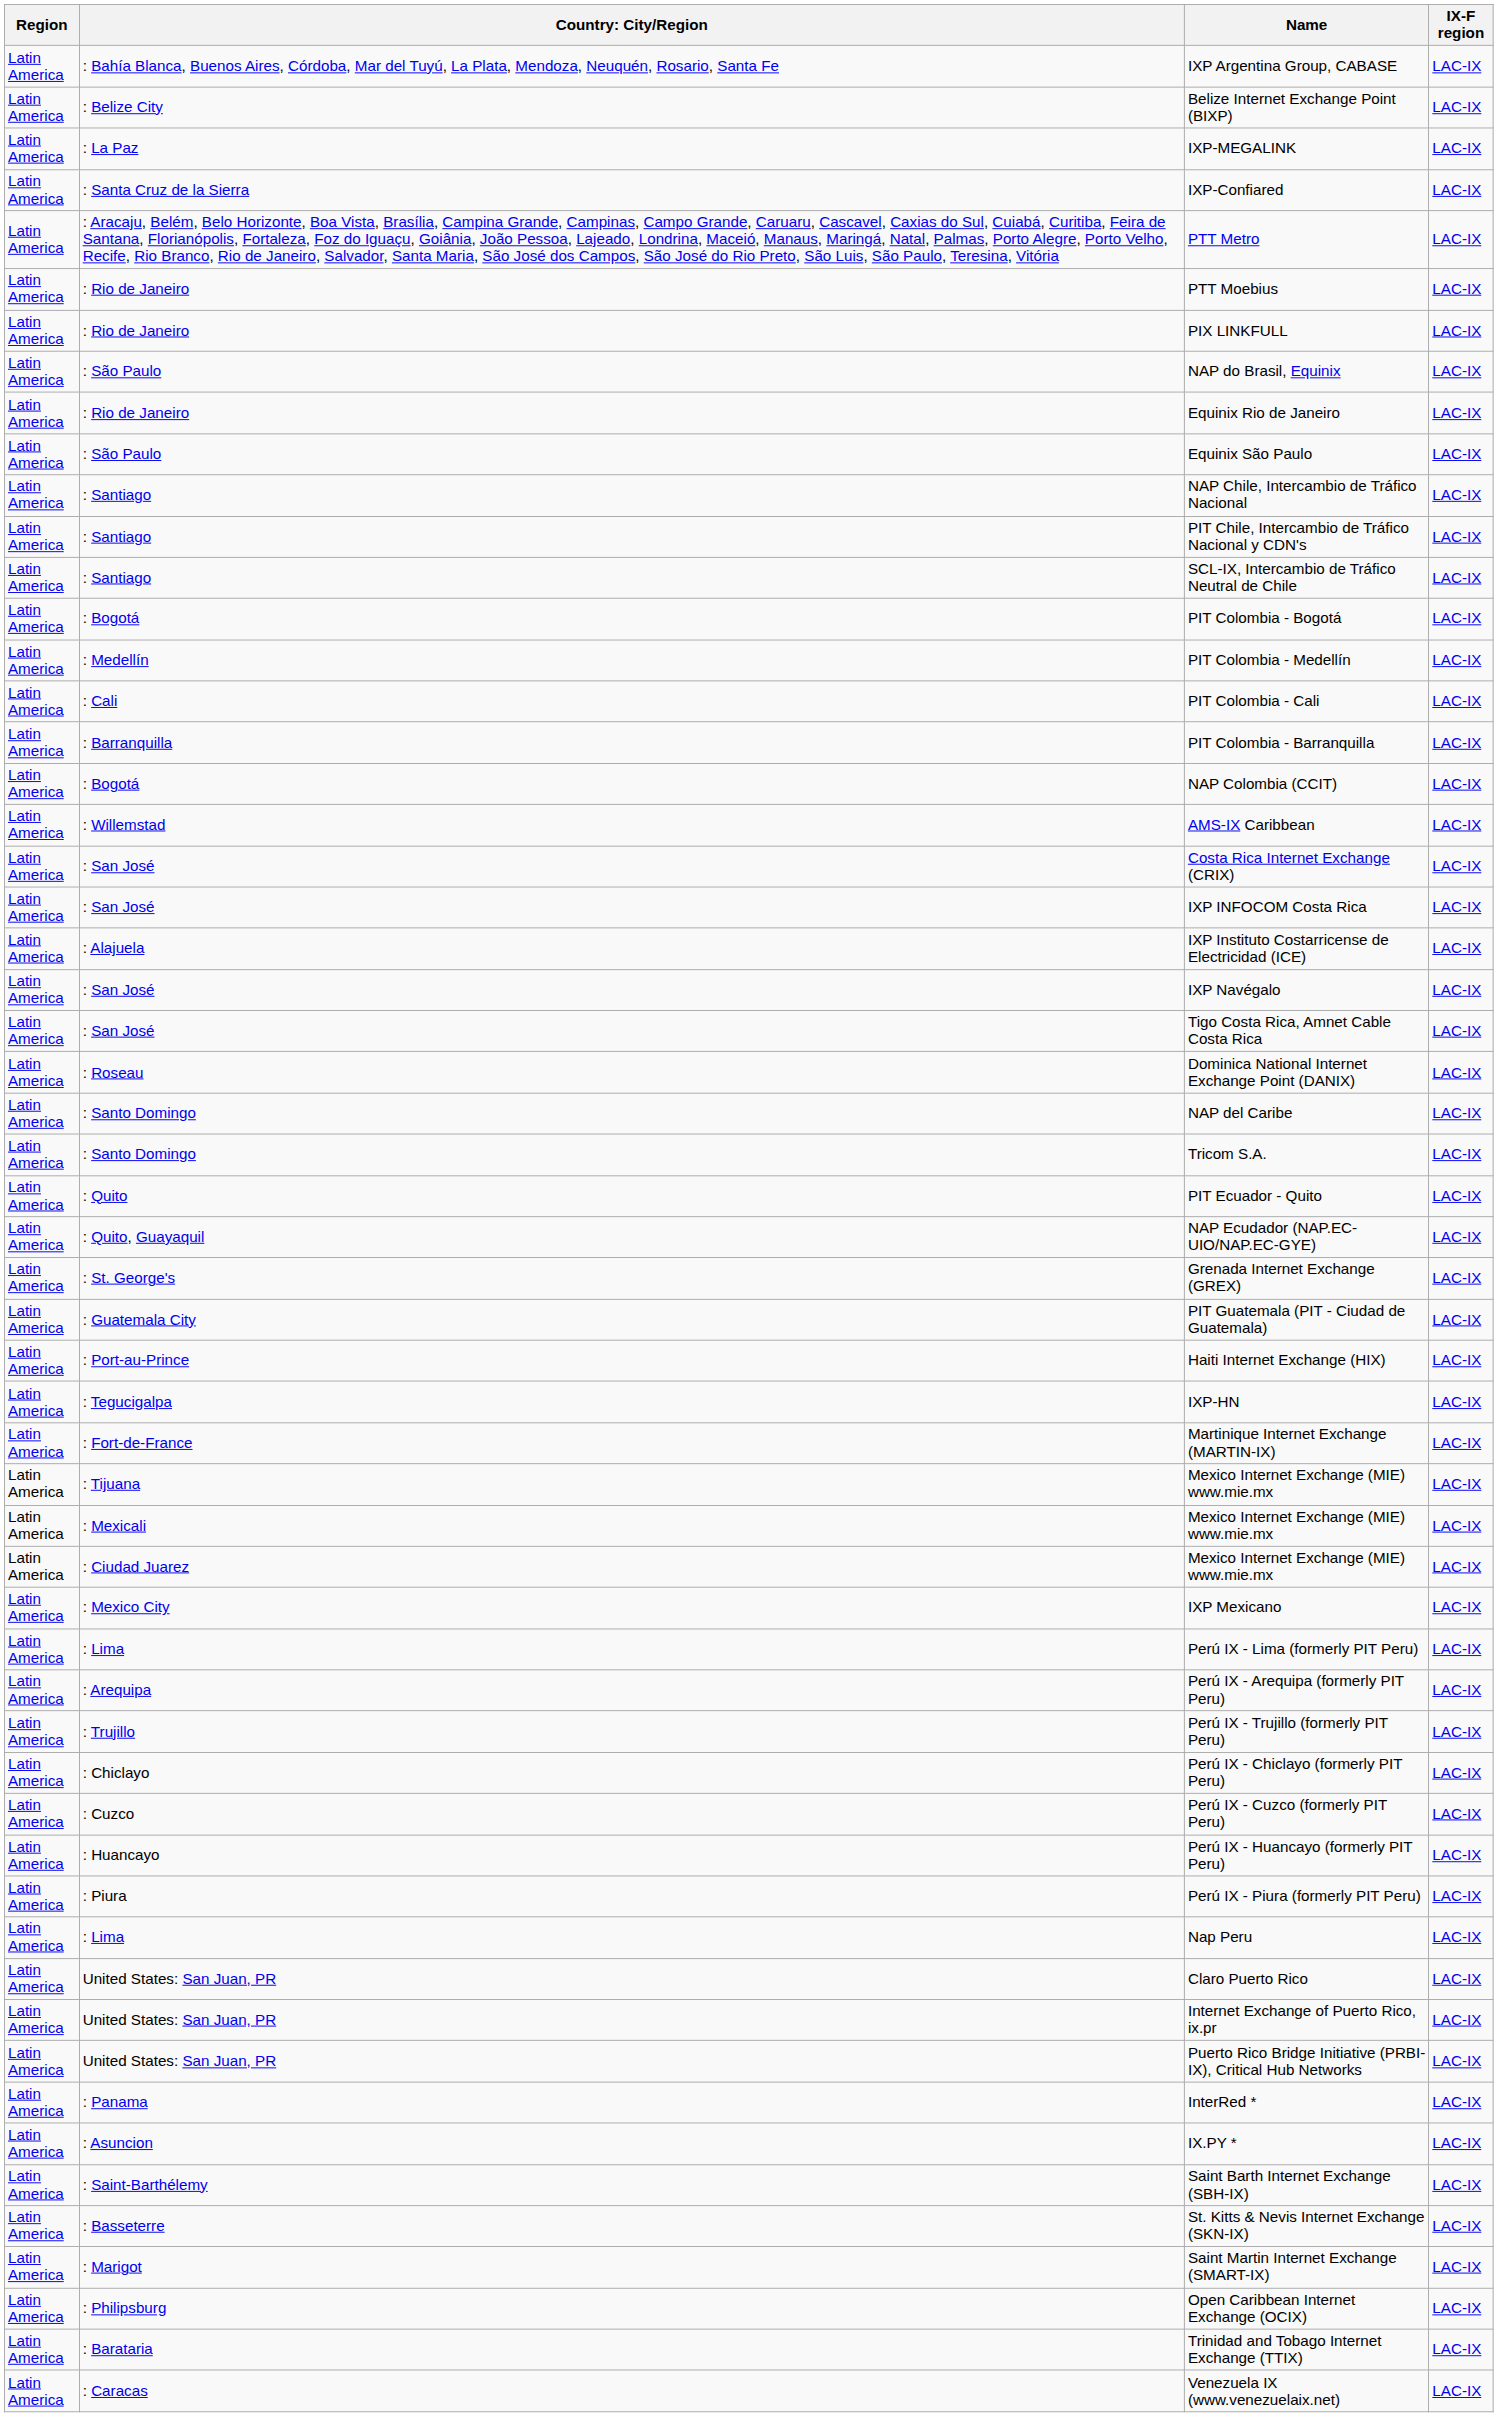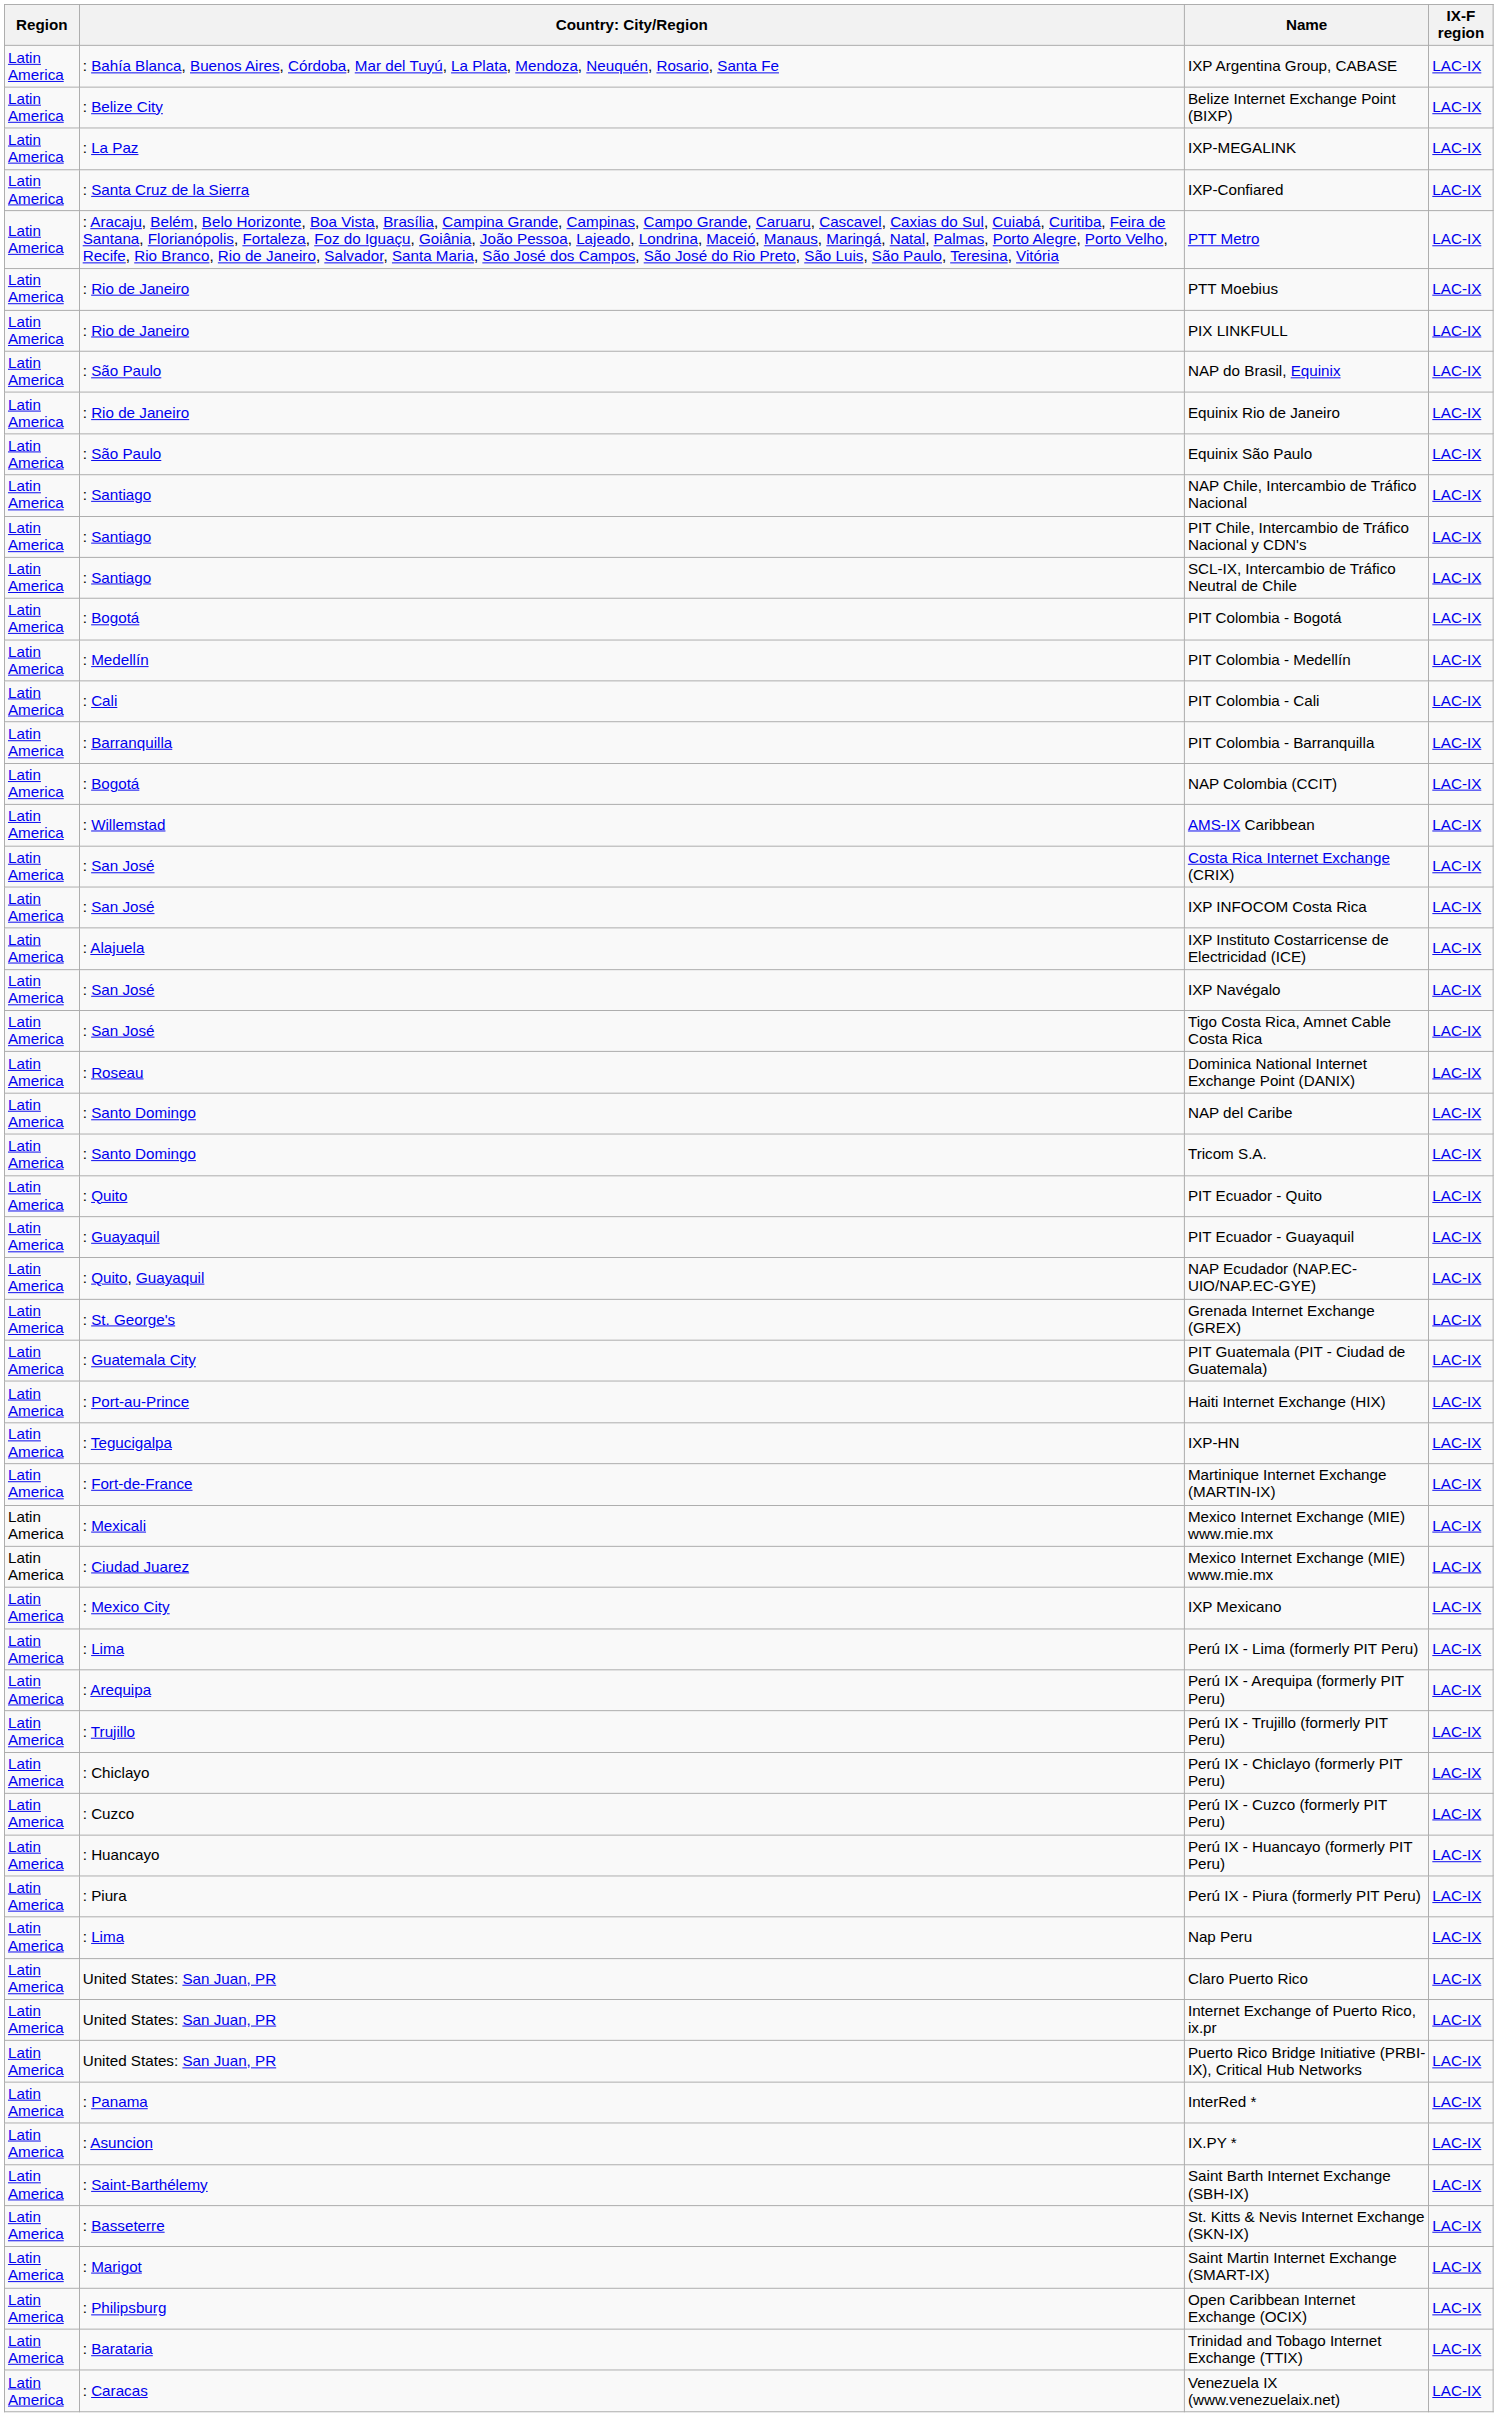+ row: (121, 1237)
- row: (111, 1484)
